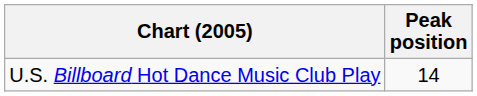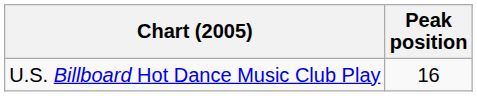(429, 74) 14 -> (429, 74) 16
